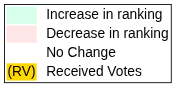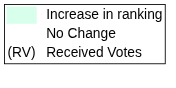- row: (107, 34)
(21, 72) gold background -> (21, 53) no background
